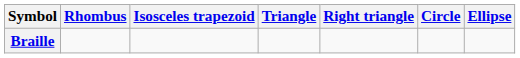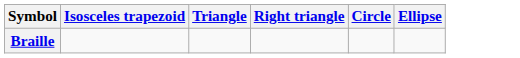- column: (95, 16)
